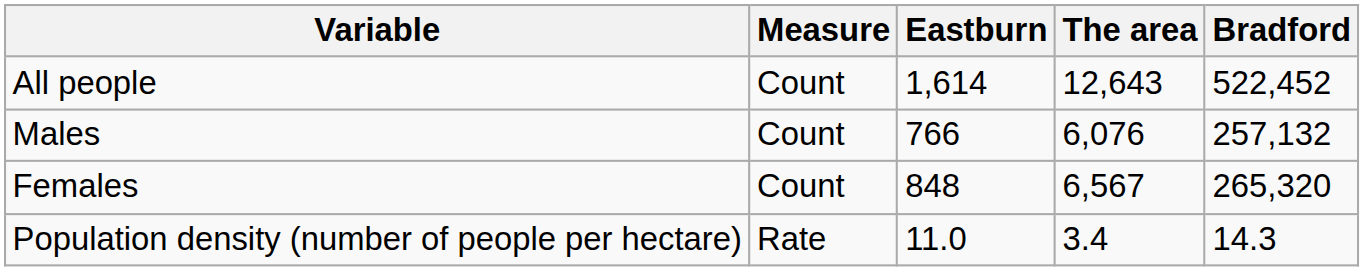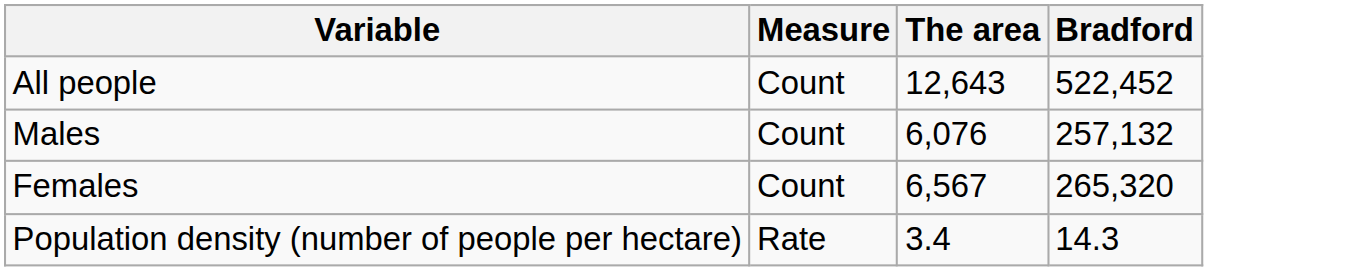- column: (976, 30)
